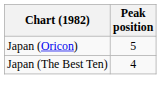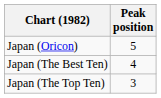+ row: (56, 83)
